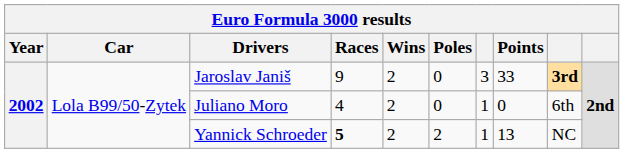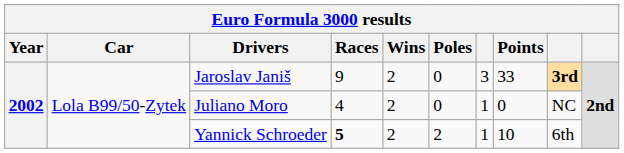(563, 105) 6th -> (564, 105) NC
(506, 134) 13 -> (506, 134) 10
(564, 134) NC -> (563, 134) 6th
